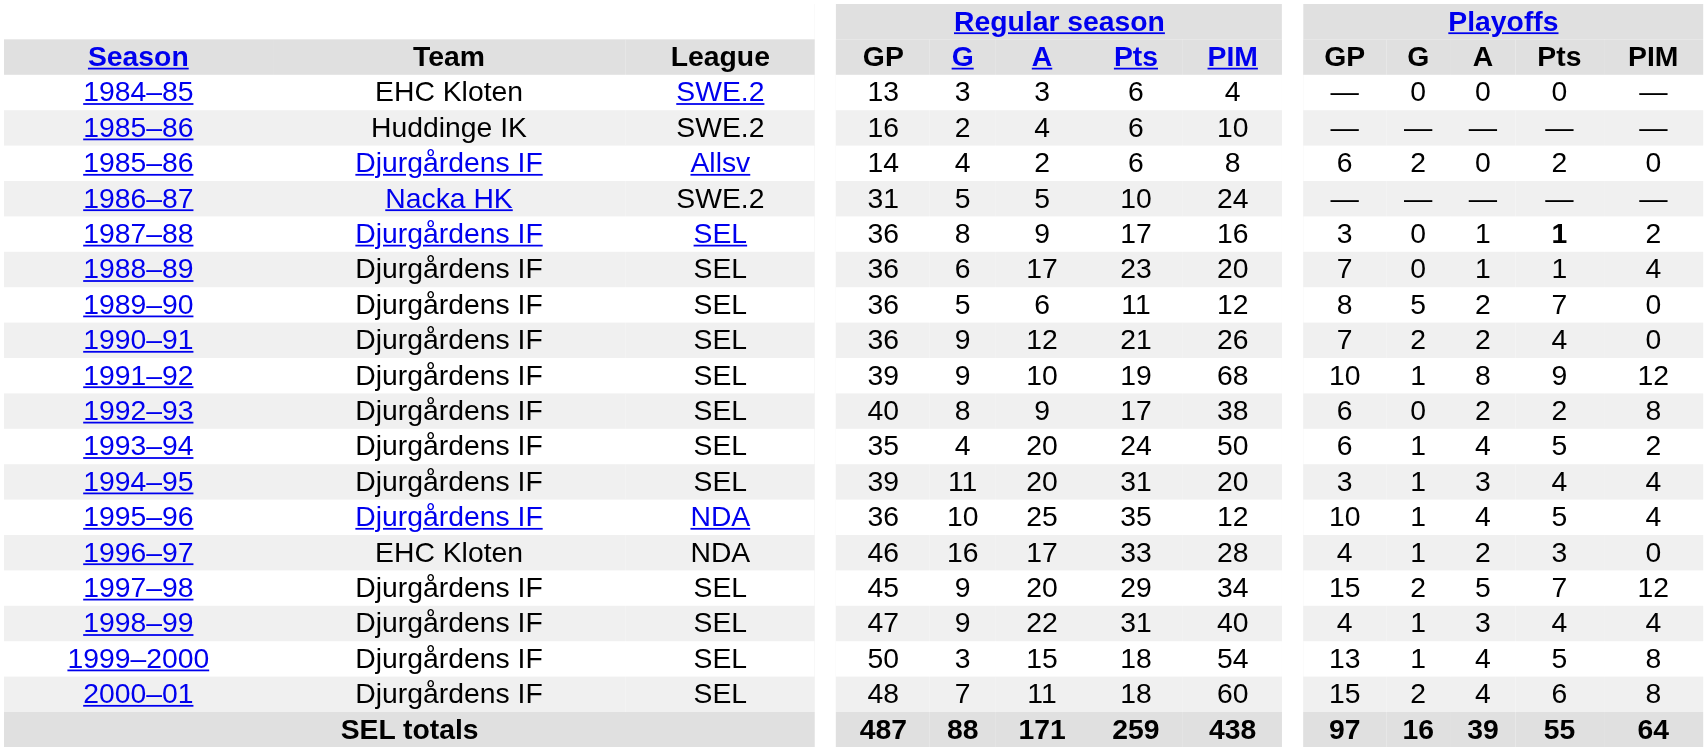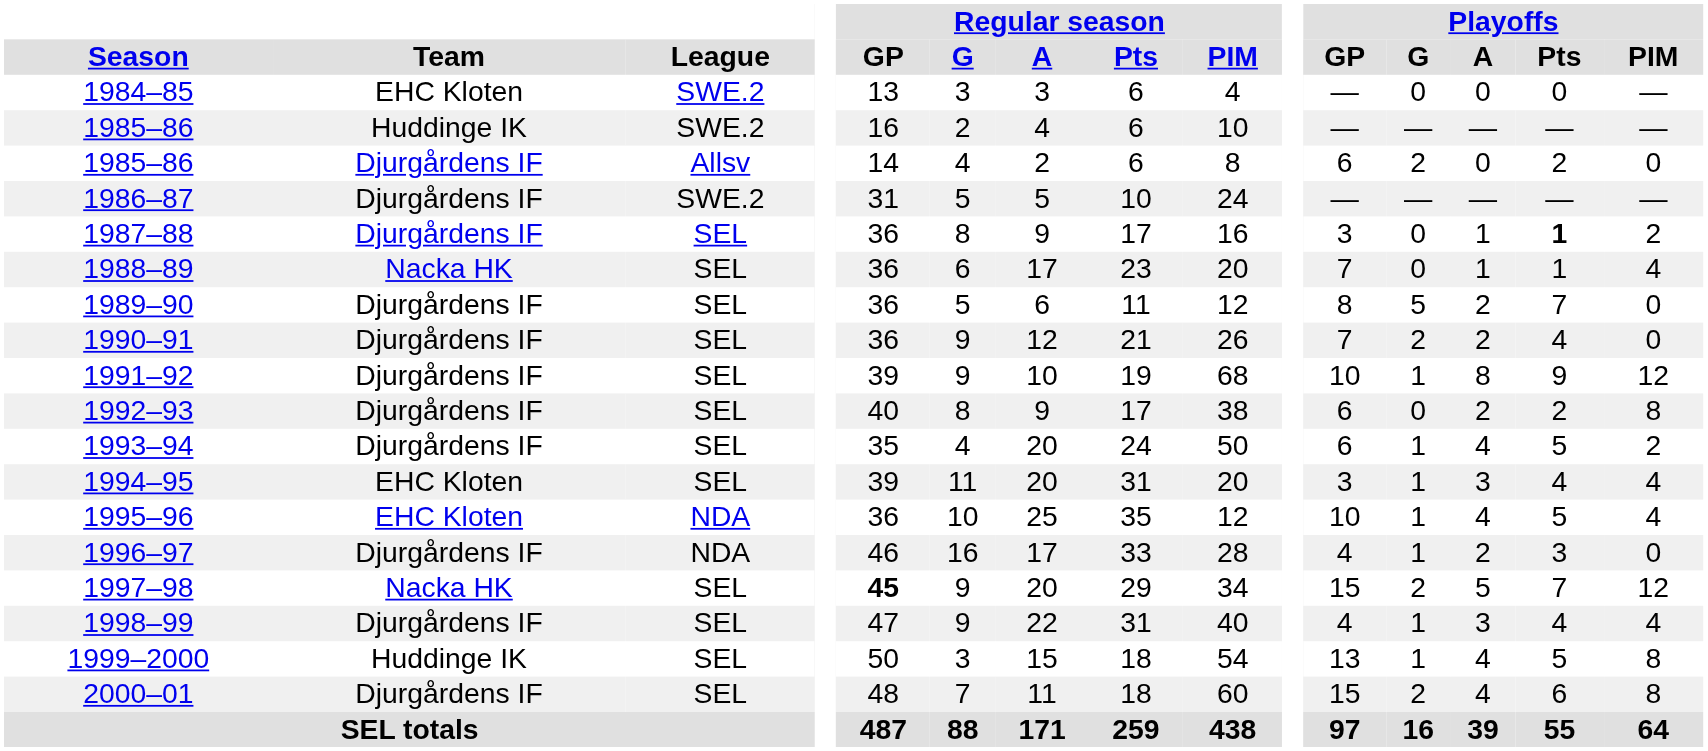(449, 198) Nacka HK -> (449, 198) Djurgårdens IF
(449, 269) Djurgårdens IF -> (449, 269) Nacka HK
(449, 481) Djurgårdens IF -> (449, 481) EHC Kloten
(449, 516) Djurgårdens IF -> (449, 516) EHC Kloten
(449, 552) EHC Kloten -> (449, 552) Djurgårdens IF
(449, 587) Djurgårdens IF -> (449, 587) Nacka HK
(883, 587) normal -> (883, 587) bold
(449, 658) Djurgårdens IF -> (449, 658) Huddinge IK
